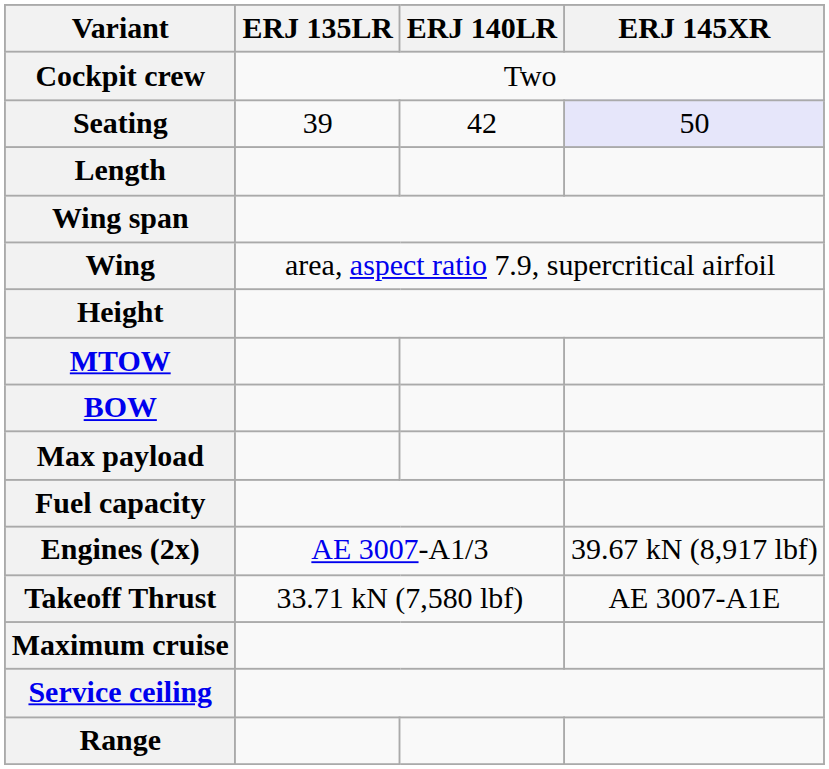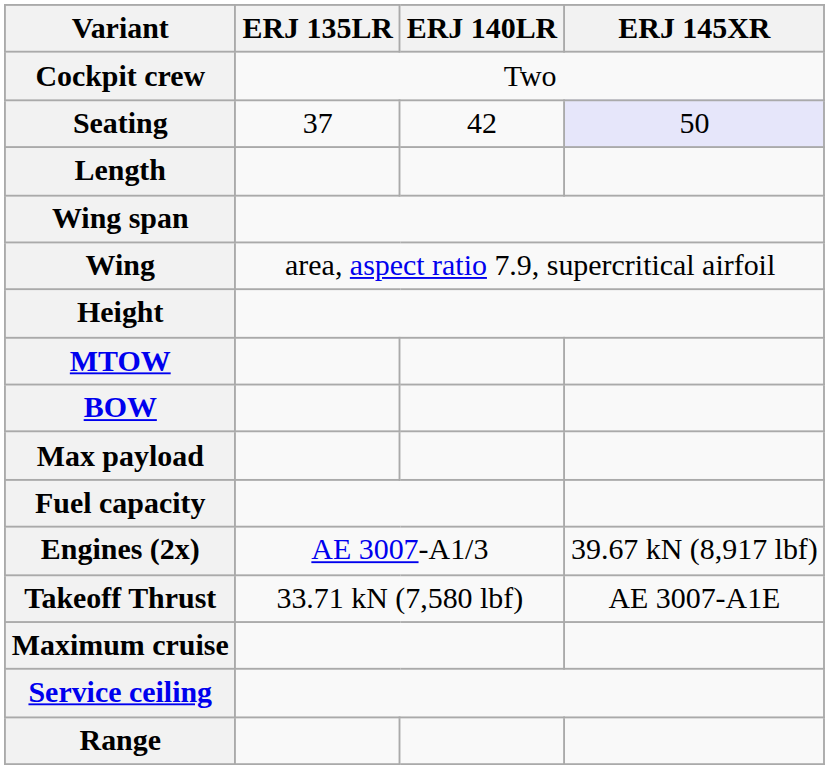(318, 123) 39 -> (318, 123) 37
